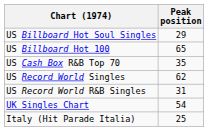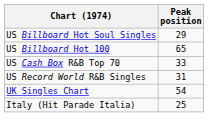(181, 63) 35 -> (181, 63) 33
- row: (66, 77)
